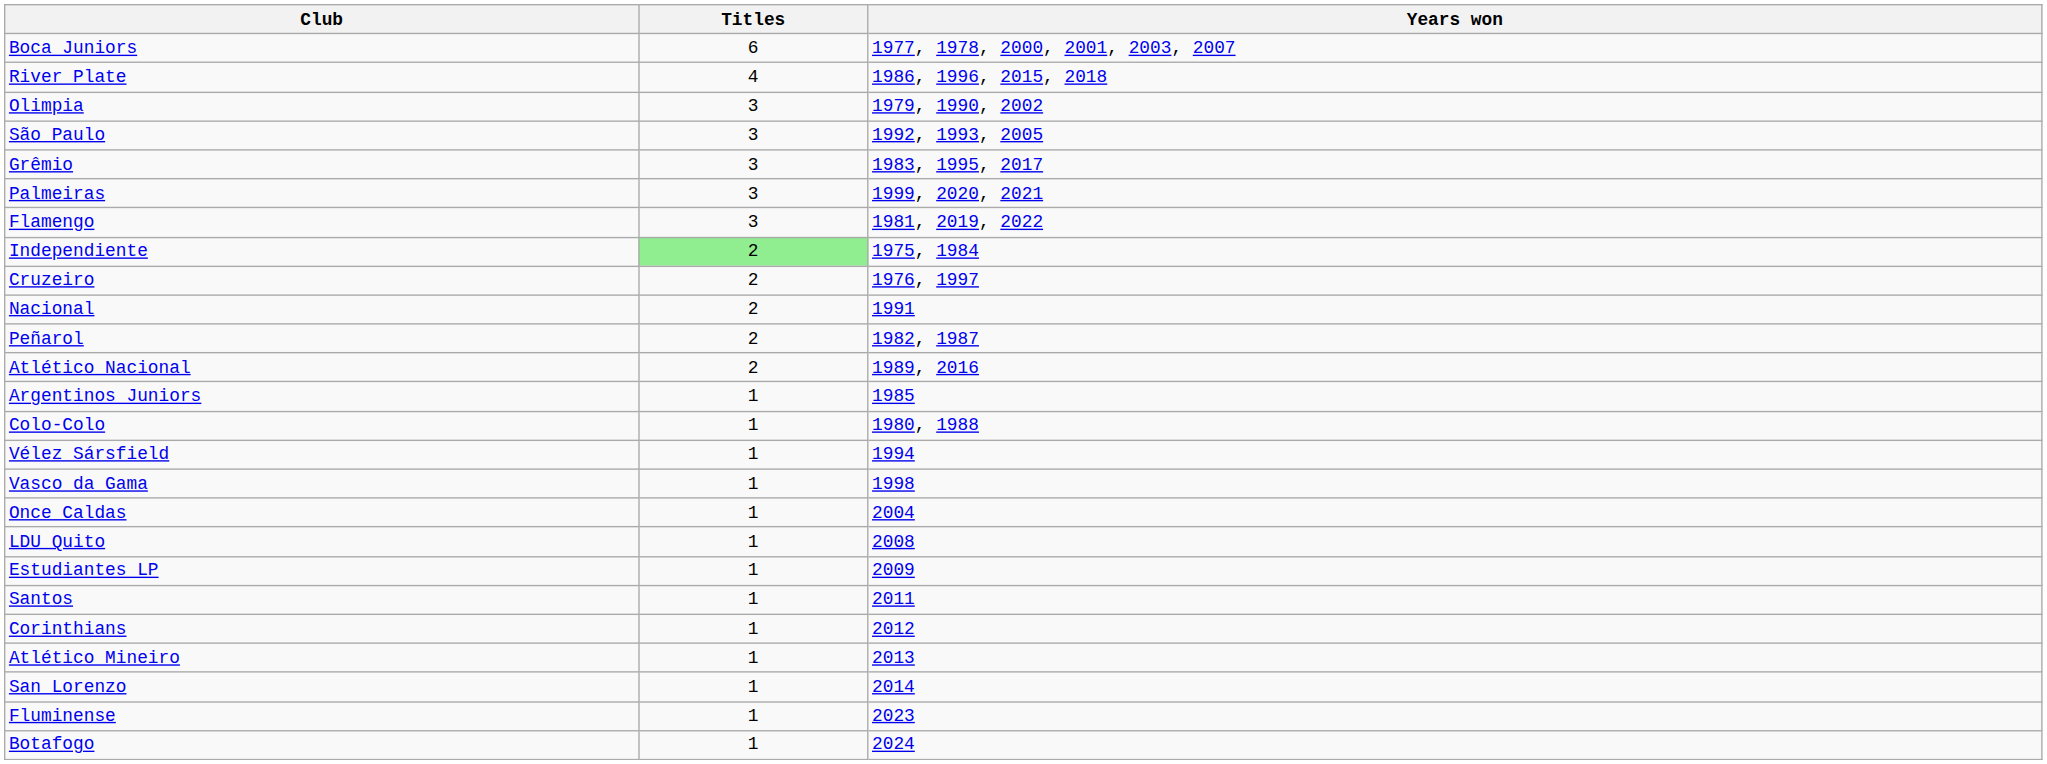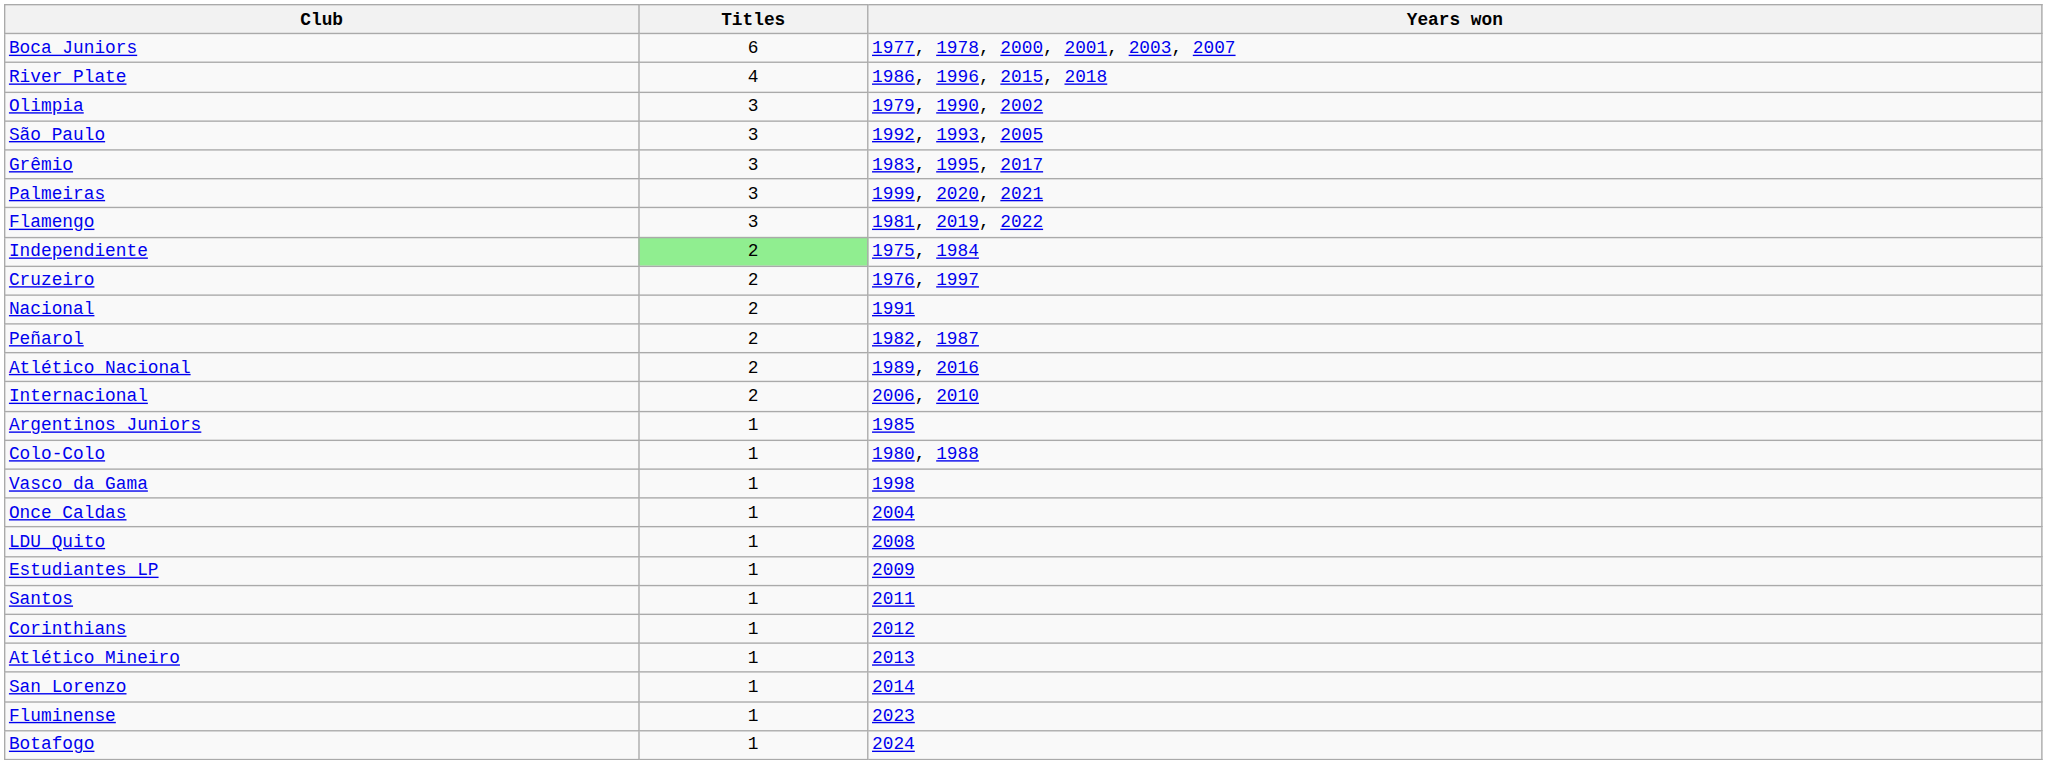+ row: (78, 397)
- row: (89, 455)
